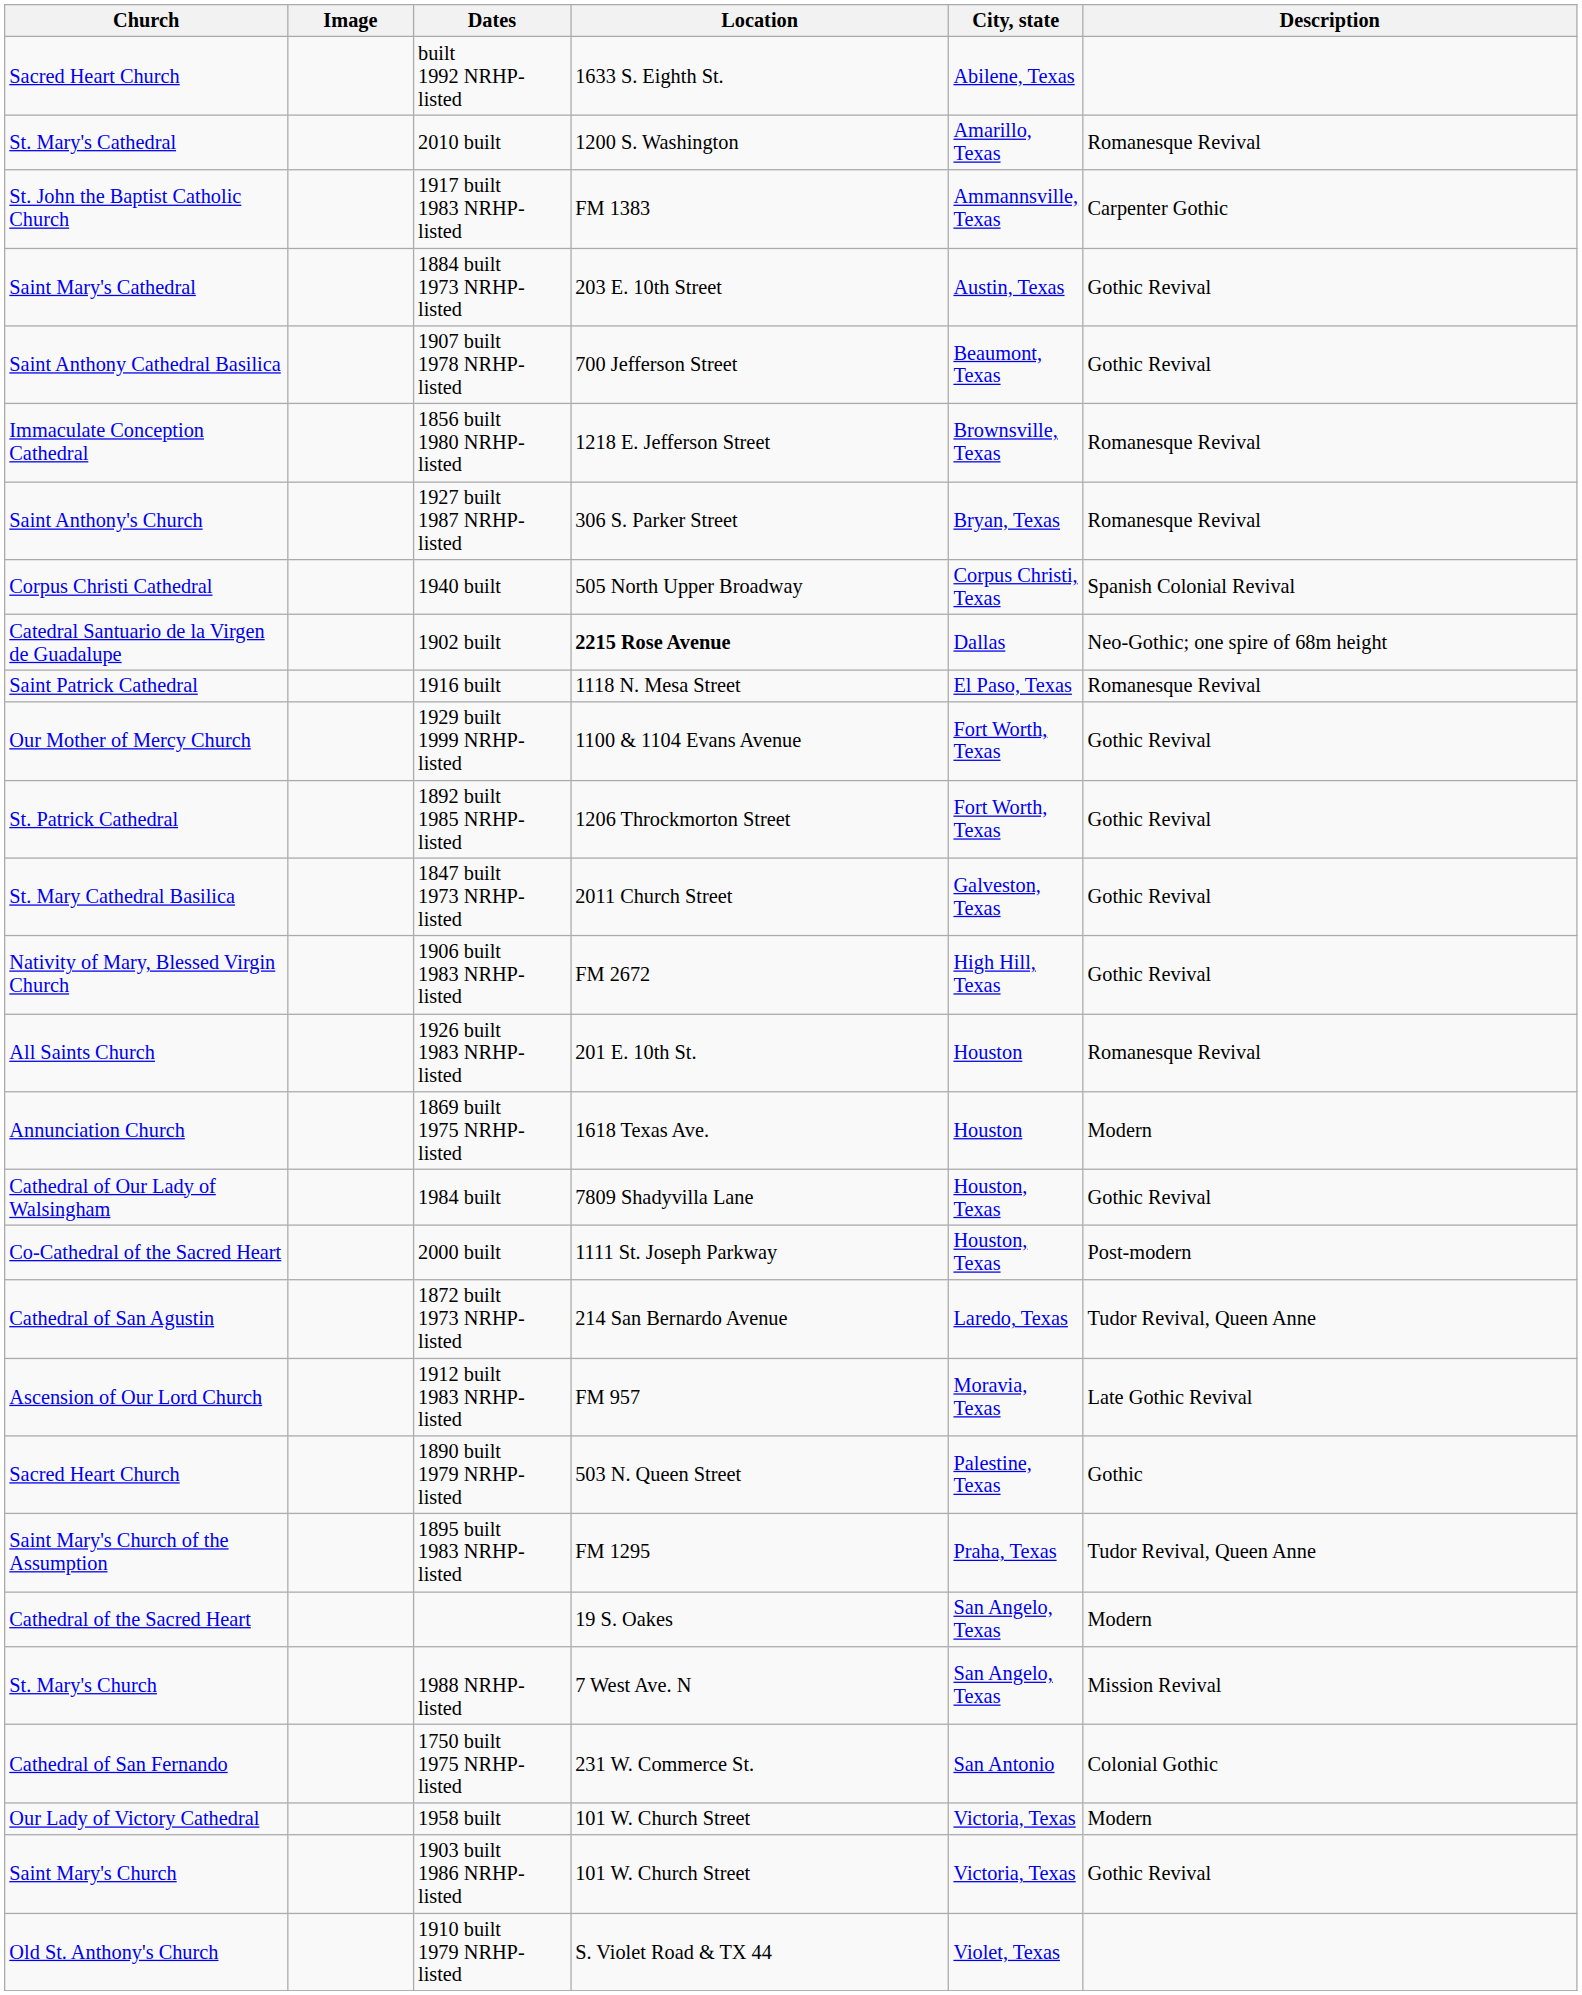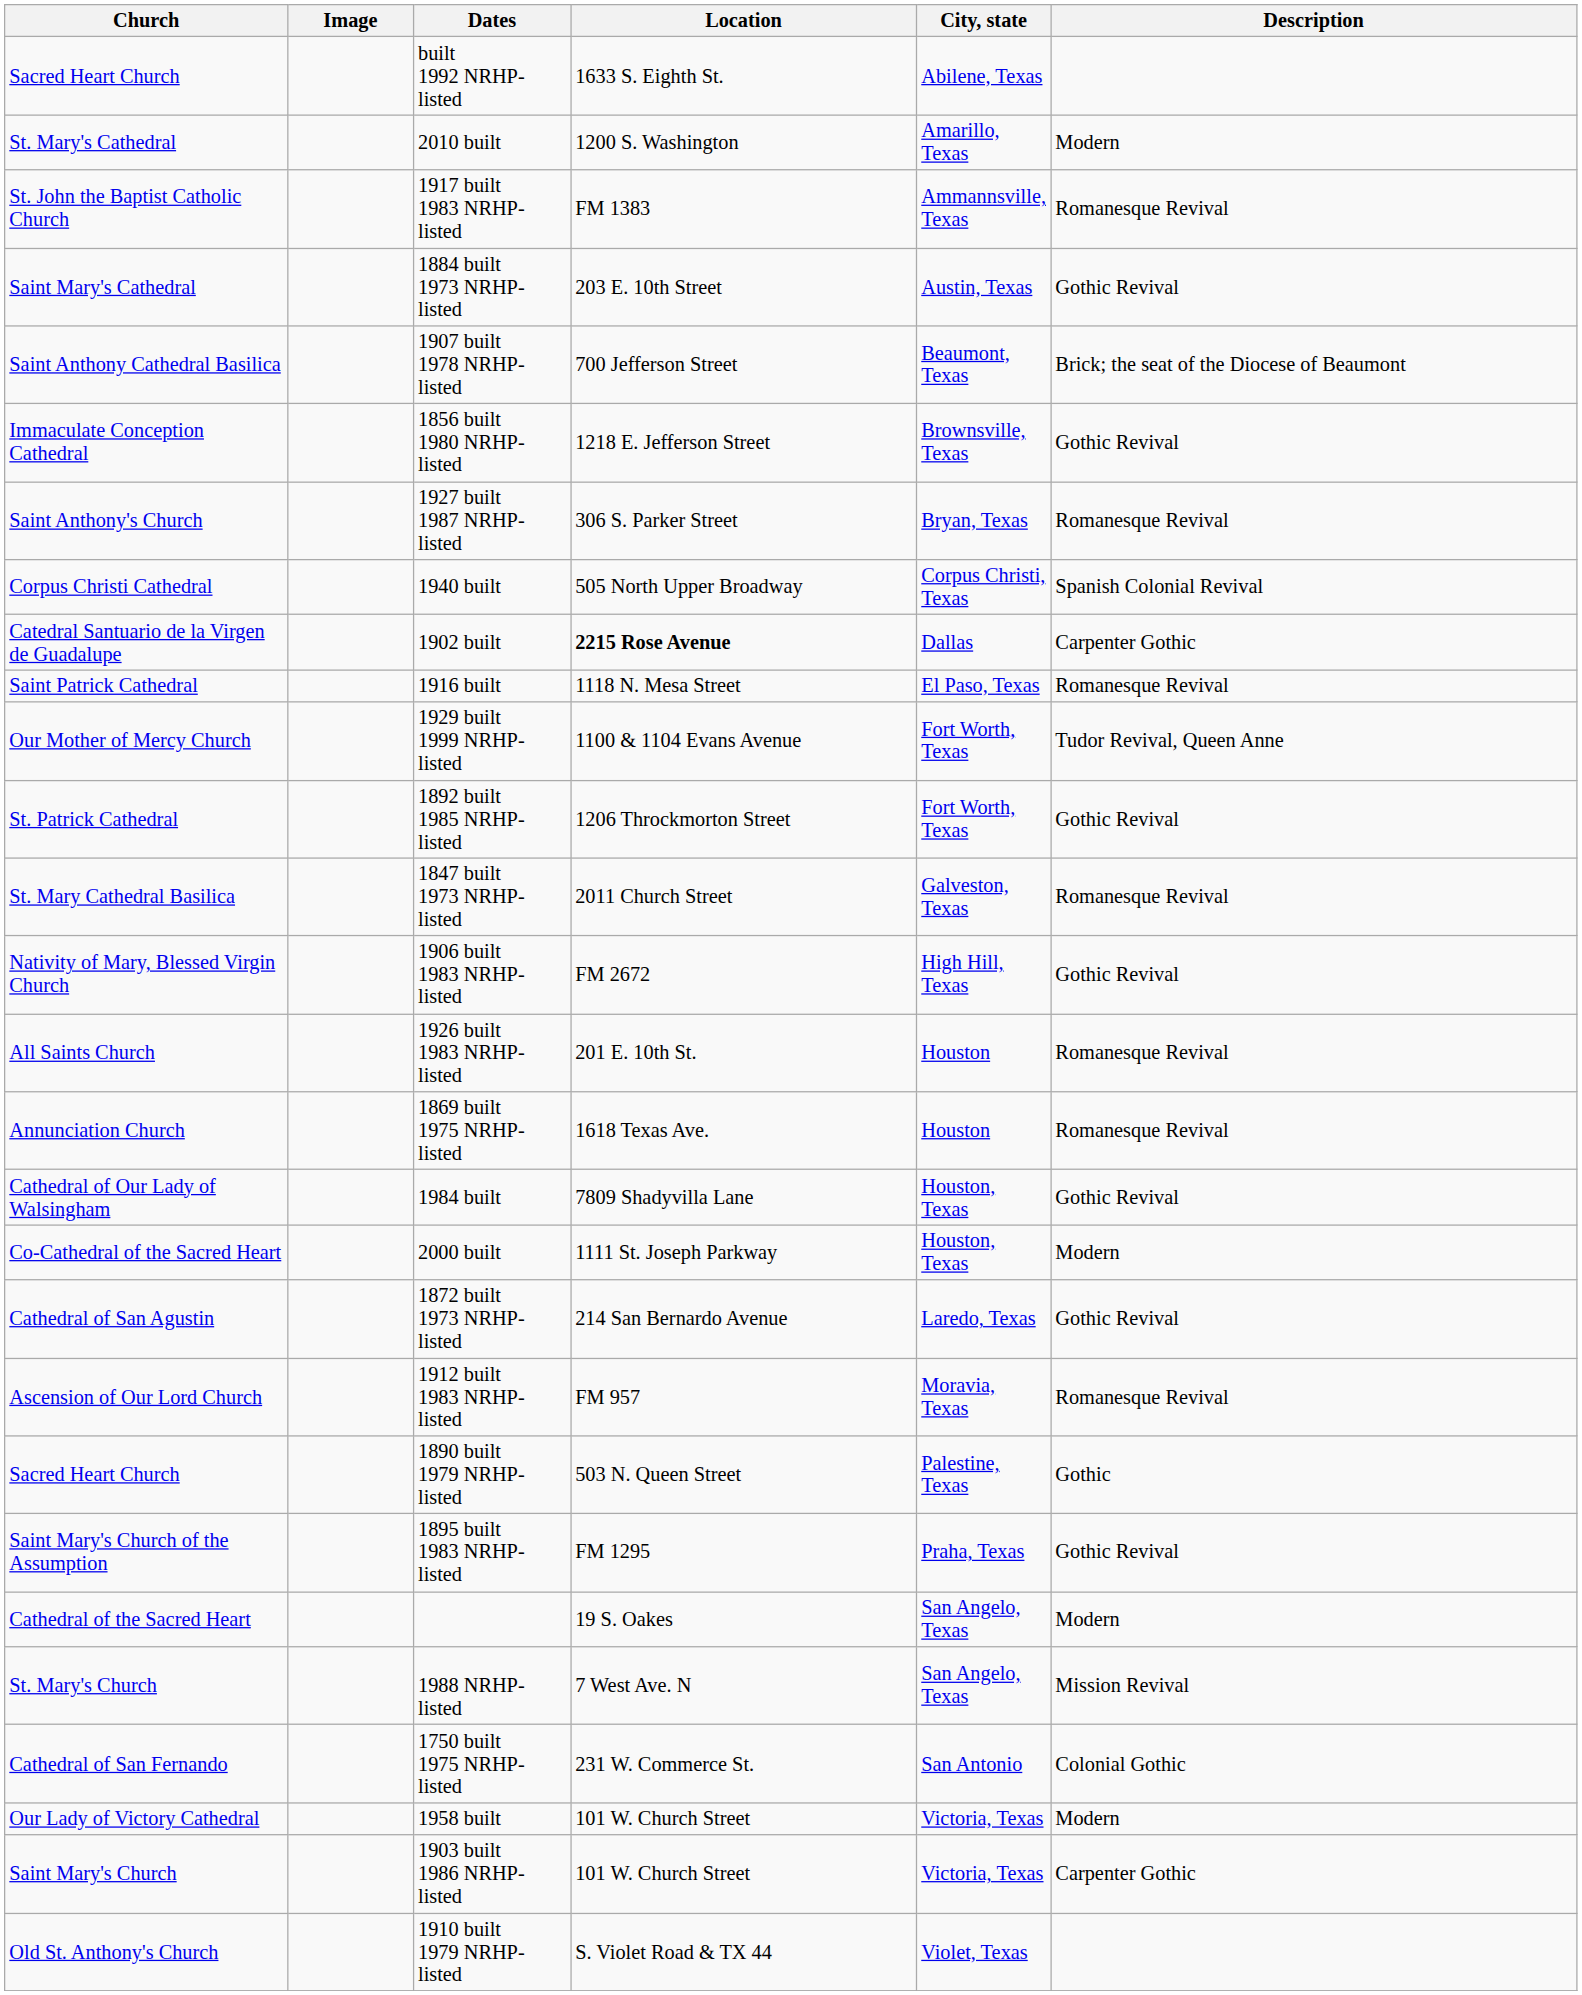(1174, 142) Romanesque Revival -> (1088, 142) Modern
(1158, 208) Carpenter Gothic -> (1142, 208) Romanesque Revival
(1149, 364) Gothic Revival -> (1231, 364) Brick; the seat of the Diocese of Beaumont
(1174, 442) Romanesque Revival -> (1117, 442) Gothic Revival
(1237, 642) Neo-Gothic; one spire of 68m height -> (1126, 642) Carpenter Gothic
(1149, 740) Gothic Revival -> (1170, 740) Tudor Revival, Queen Anne
(1149, 896) Gothic Revival -> (1142, 896) Romanesque Revival
(1120, 1130) Modern -> (1142, 1130) Romanesque Revival
(1139, 1252) Post-modern -> (1088, 1252) Modern
(1202, 1318) Tudor Revival, Queen Anne -> (1117, 1318) Gothic Revival
(1170, 1396) Late Gothic Revival -> (1142, 1396) Romanesque Revival
(1202, 1552) Tudor Revival, Queen Anne -> (1117, 1552) Gothic Revival
(1149, 1873) Gothic Revival -> (1126, 1873) Carpenter Gothic
